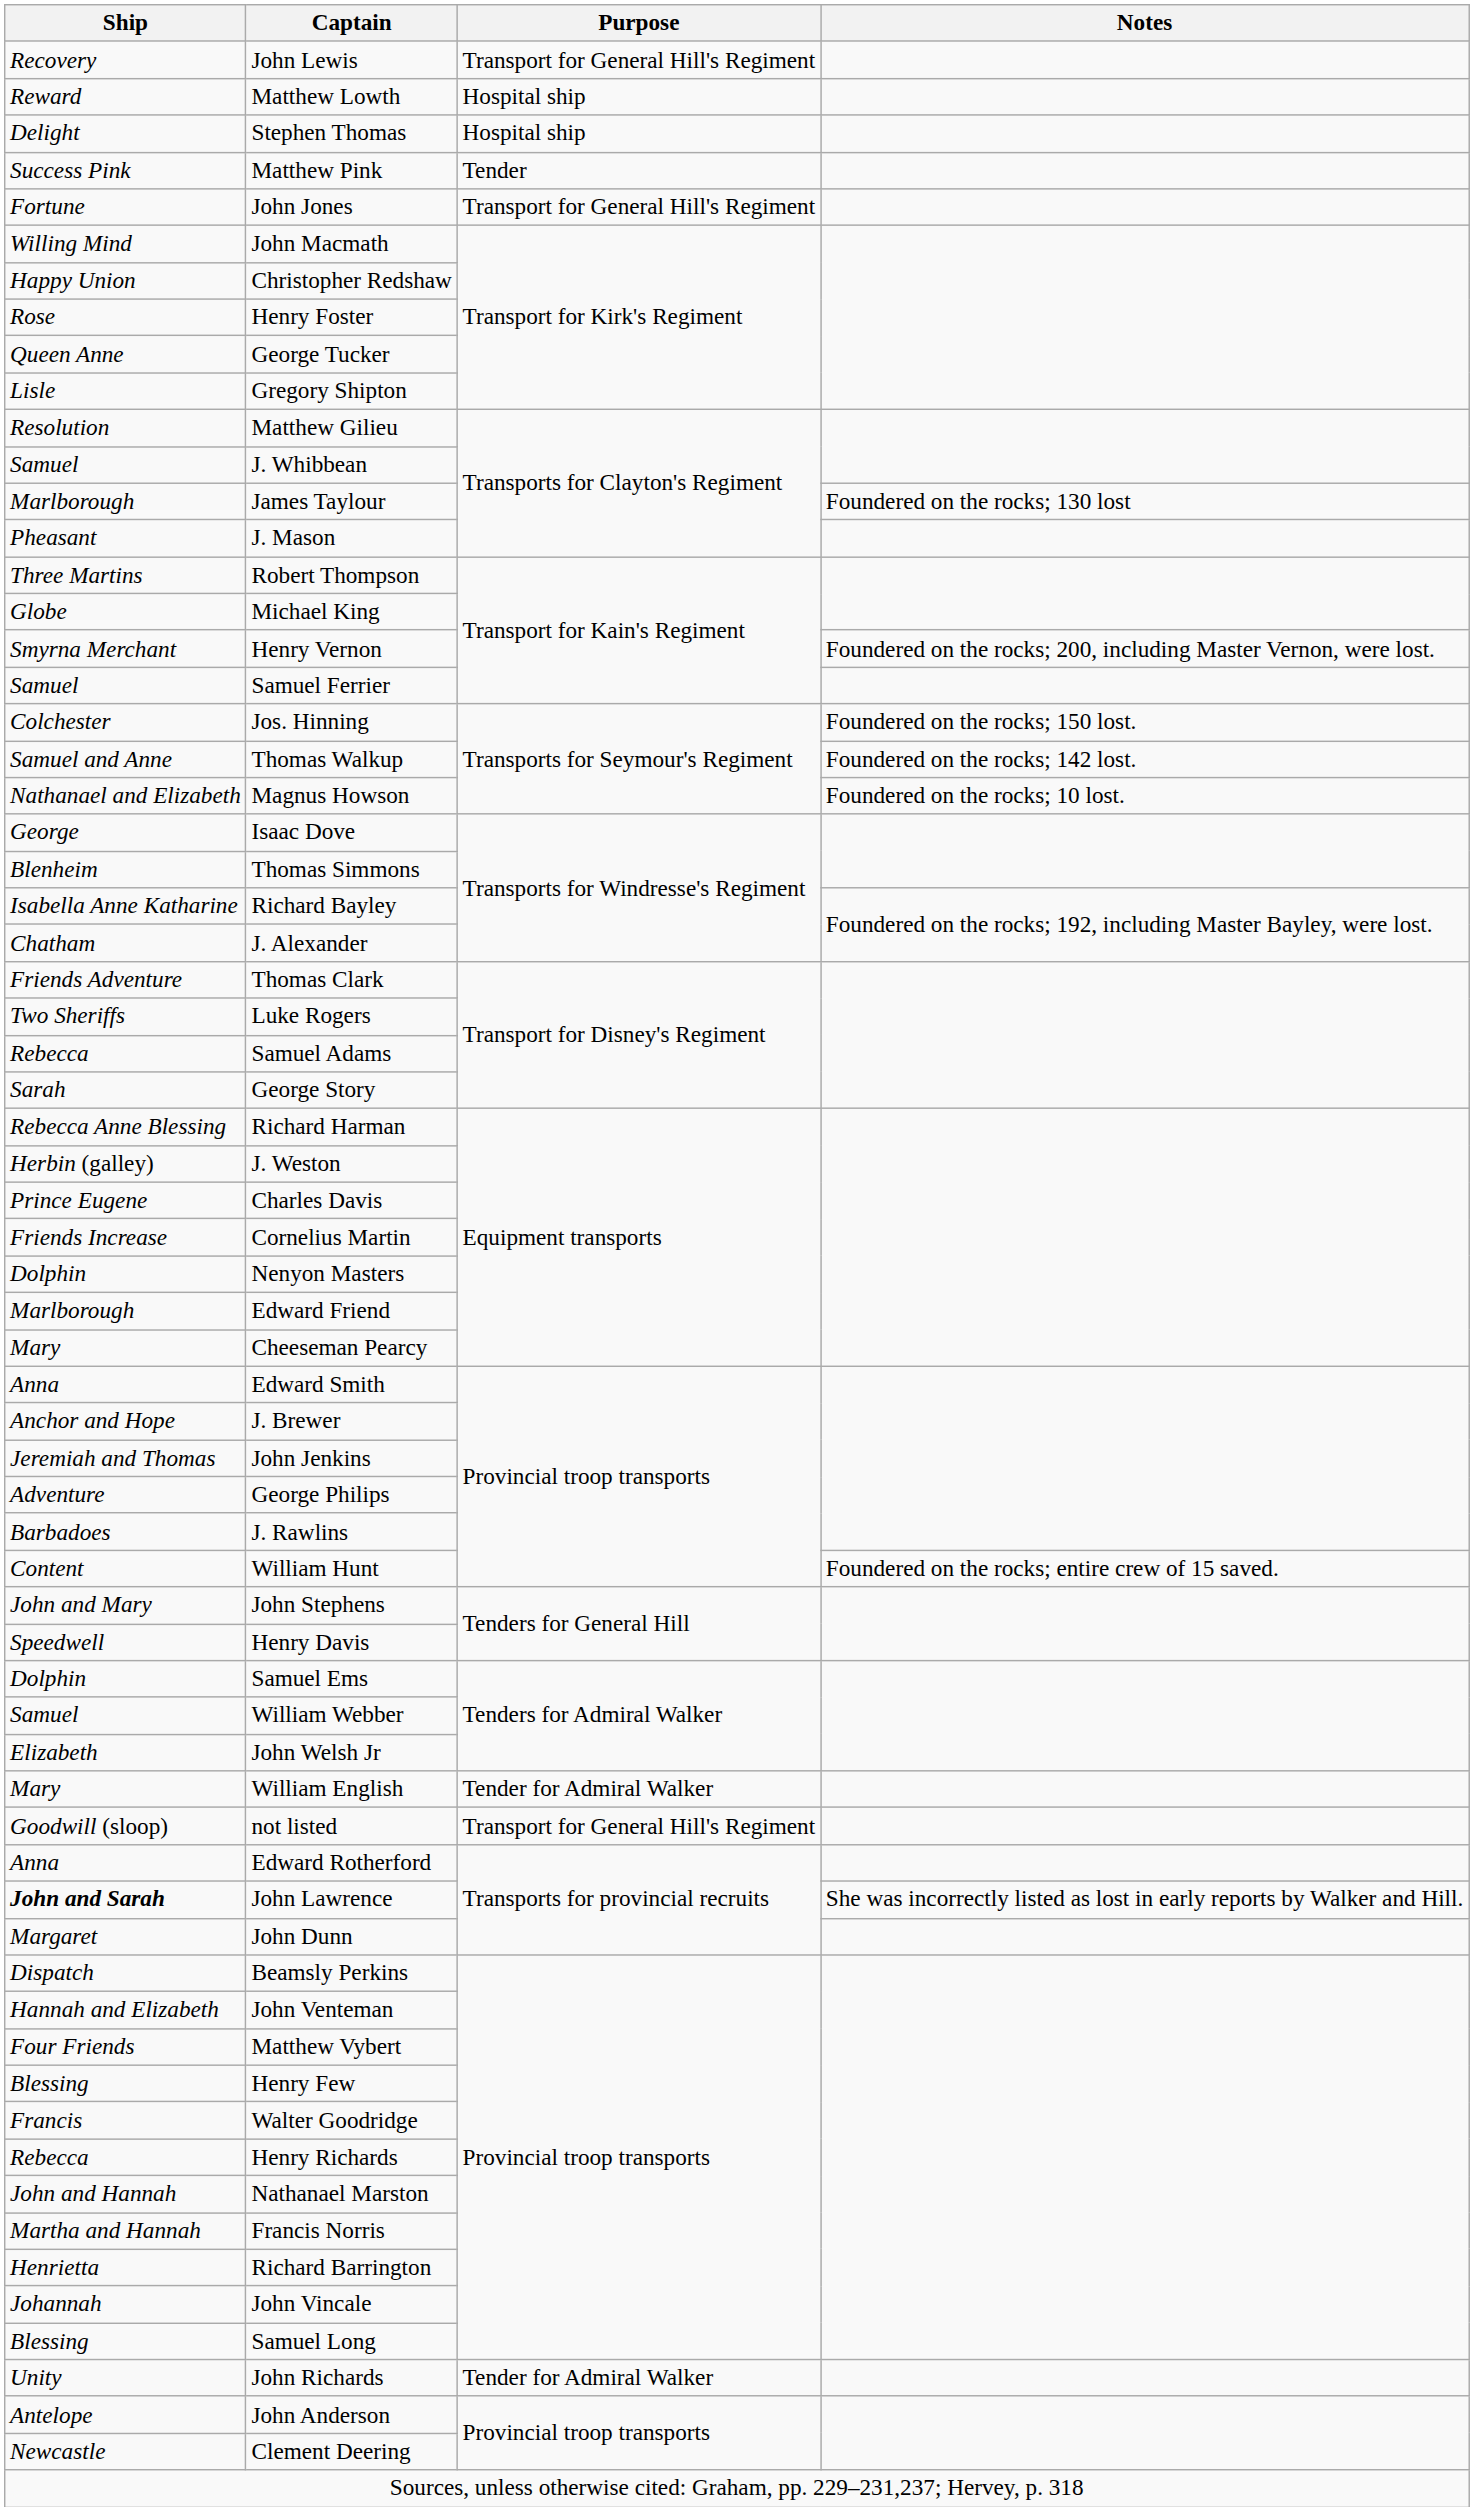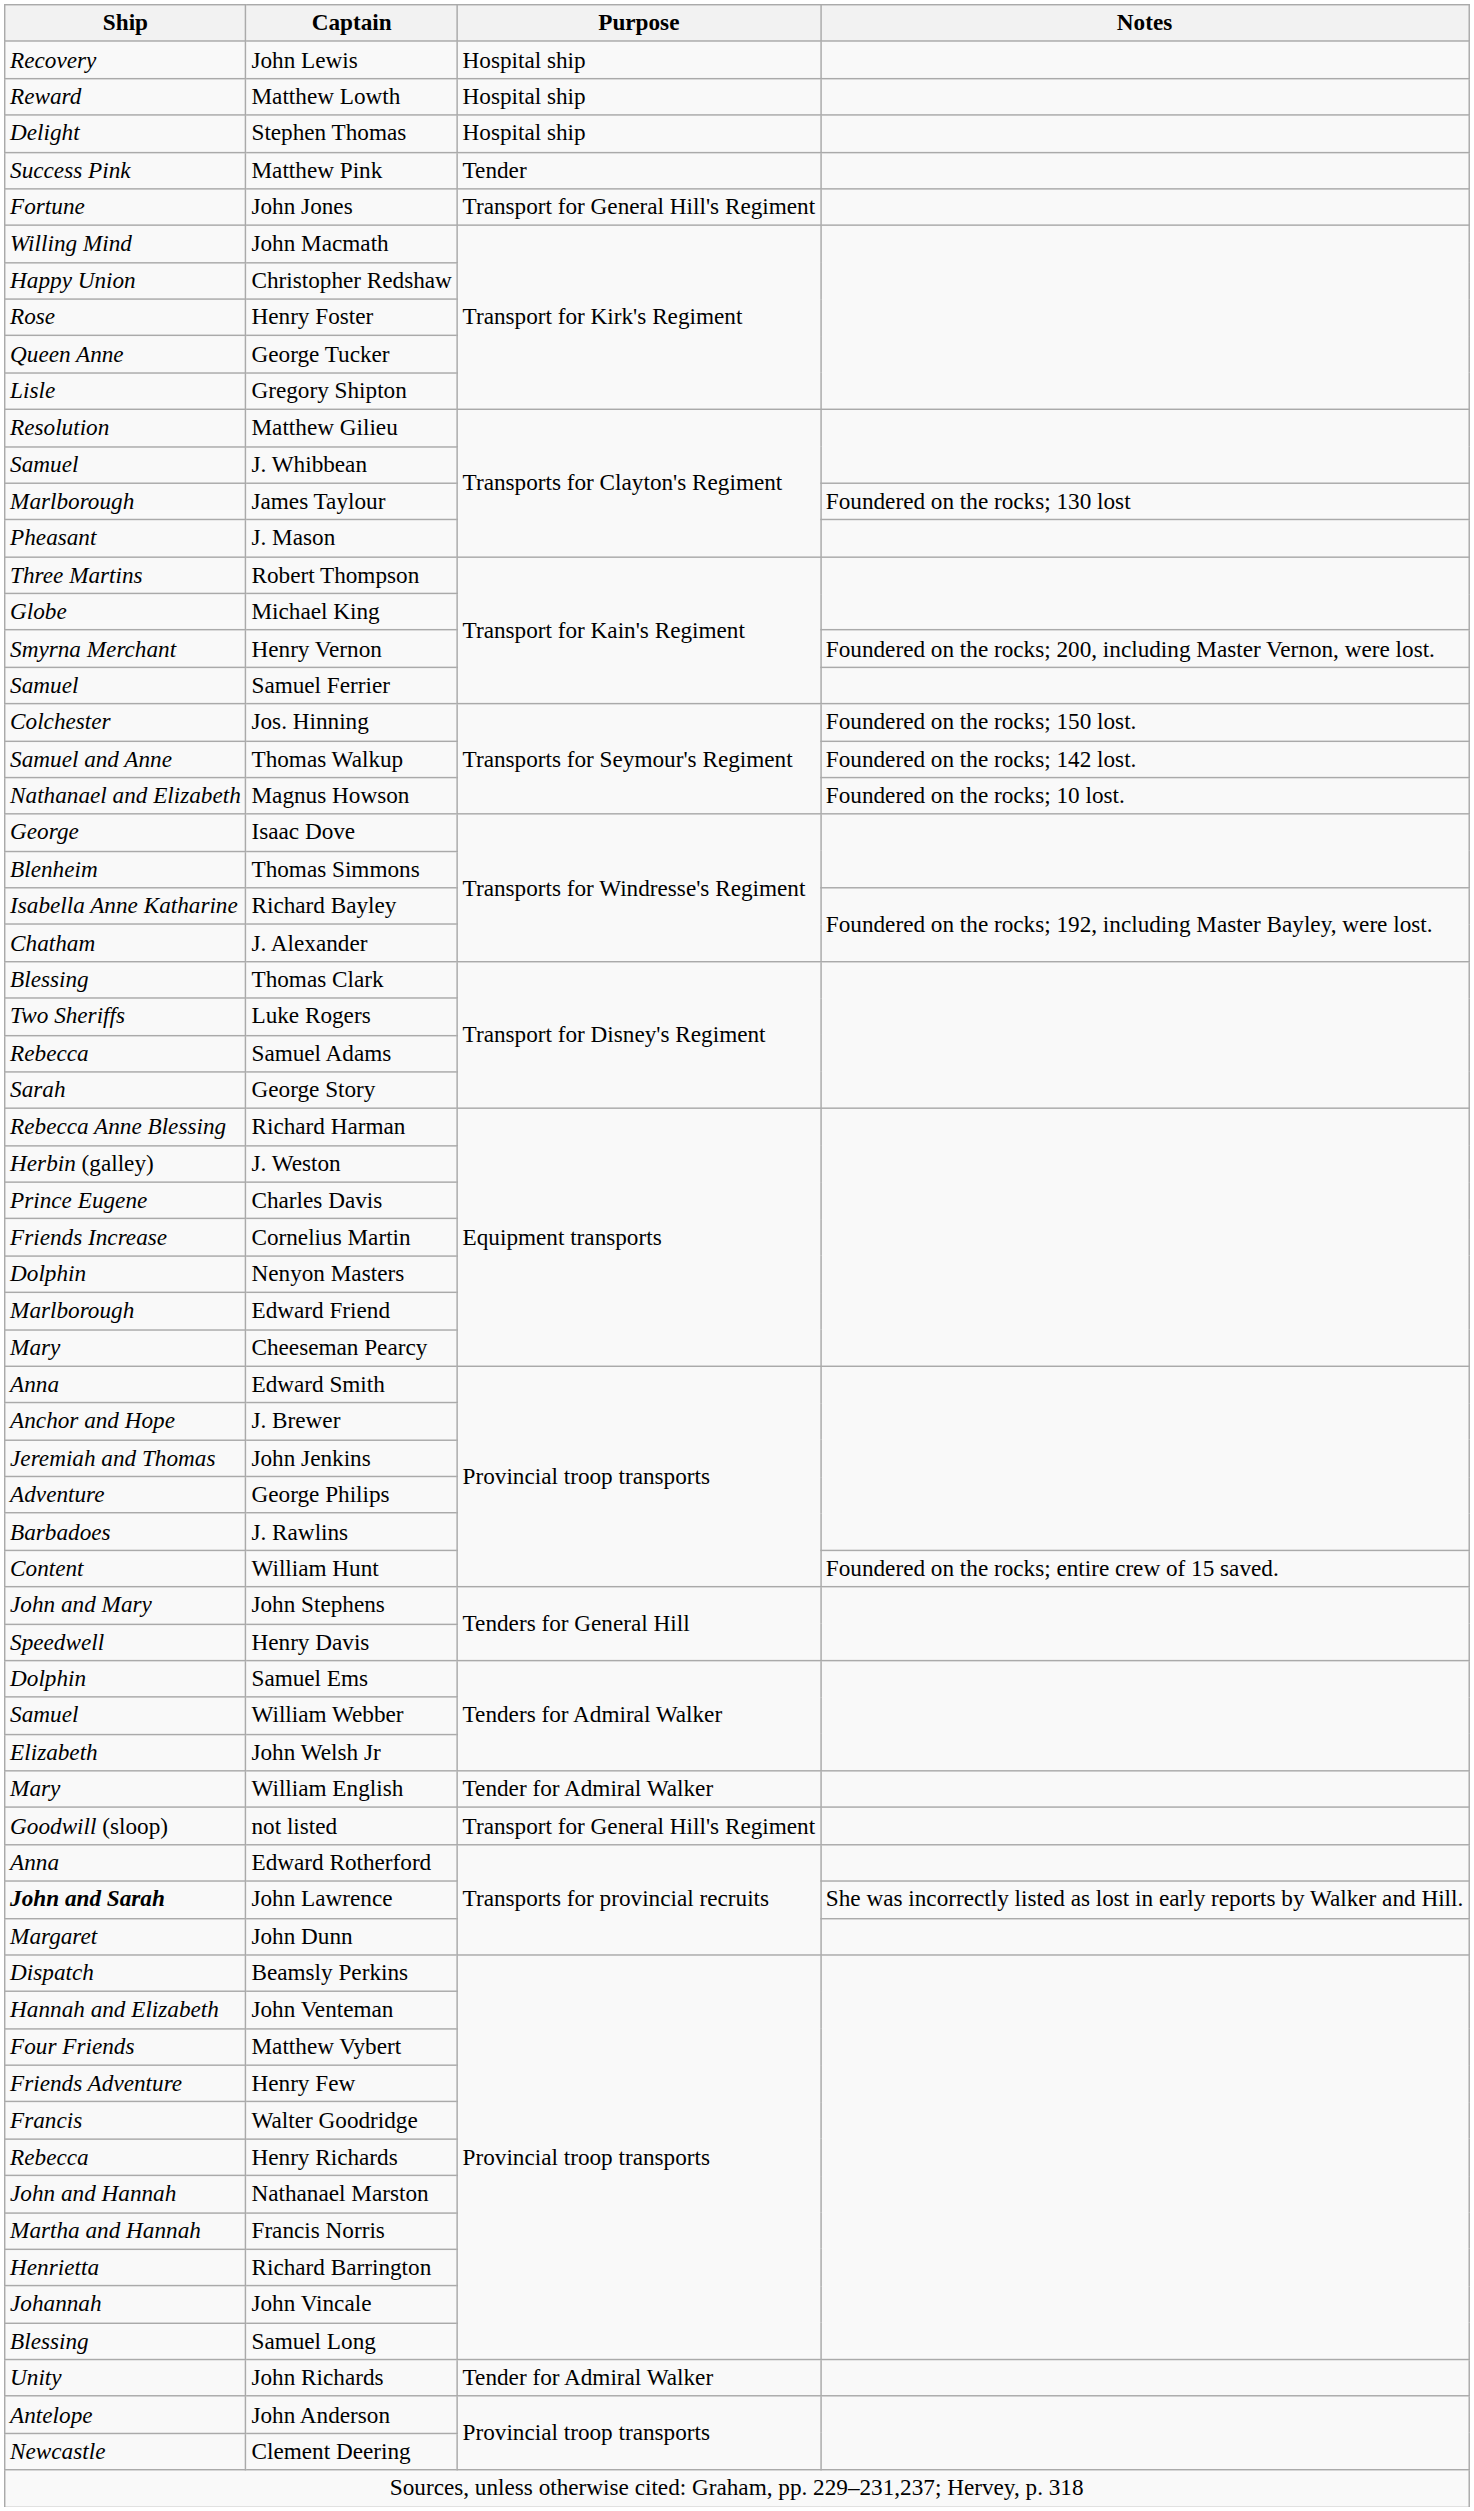(639, 59) Transport for General Hill's Regiment -> (524, 59) Hospital ship
(96, 979) Friends Adventure -> (49, 979) Blessing
(49, 2083) Blessing -> (96, 2083) Friends Adventure
